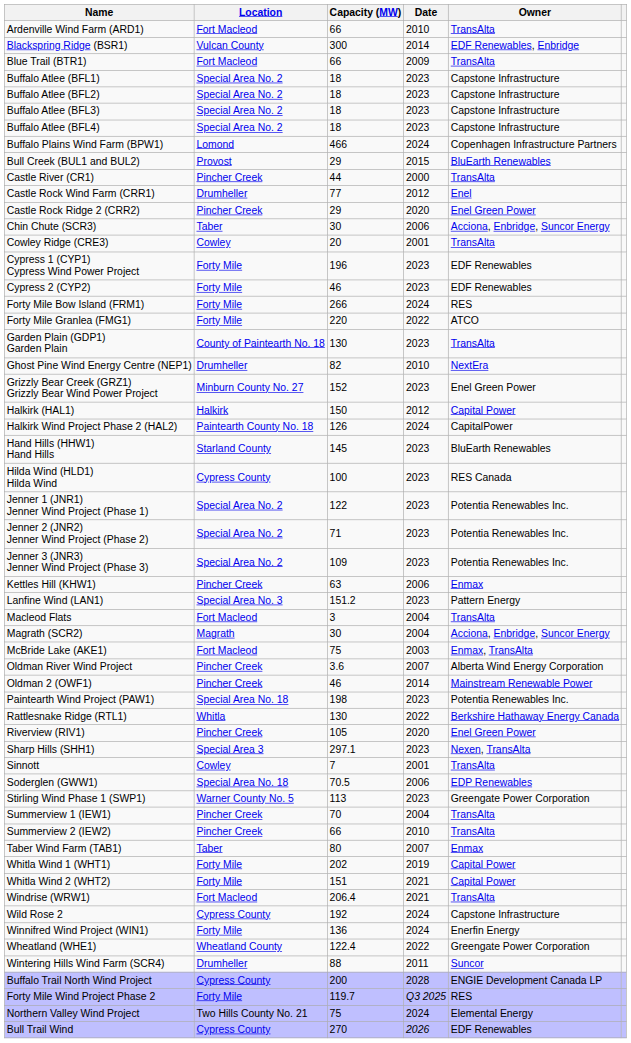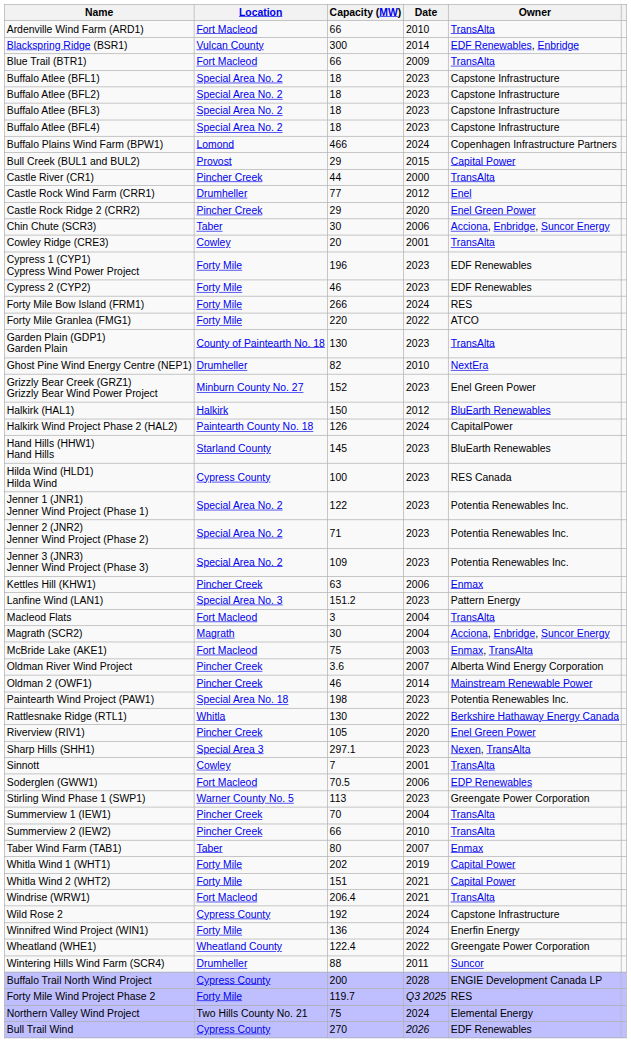(501, 161) BluEarth Renewables -> (483, 161) Capital Power
(483, 410) Capital Power -> (501, 410) BluEarth Renewables
(242, 782) Special Area No. 18 -> (227, 782) Fort Macleod
